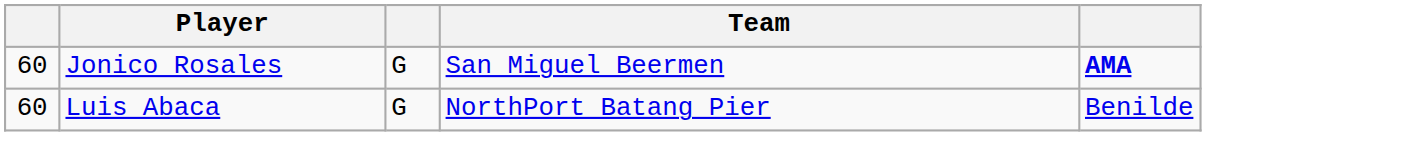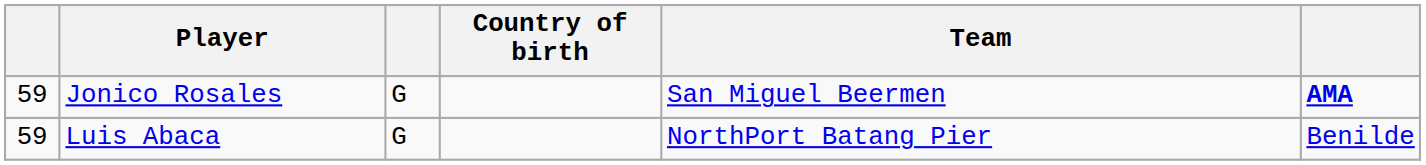+ column: (550, 41)
(32, 68) 60 -> (32, 97) 59
(32, 110) 60 -> (32, 139) 59
